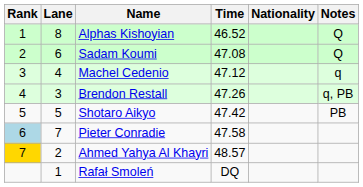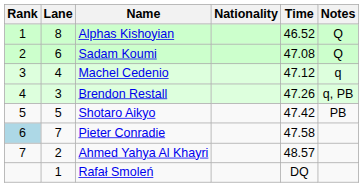columns swapped: (283, 14) <-> (230, 14)
(23, 152) gold background -> (23, 152) no background
